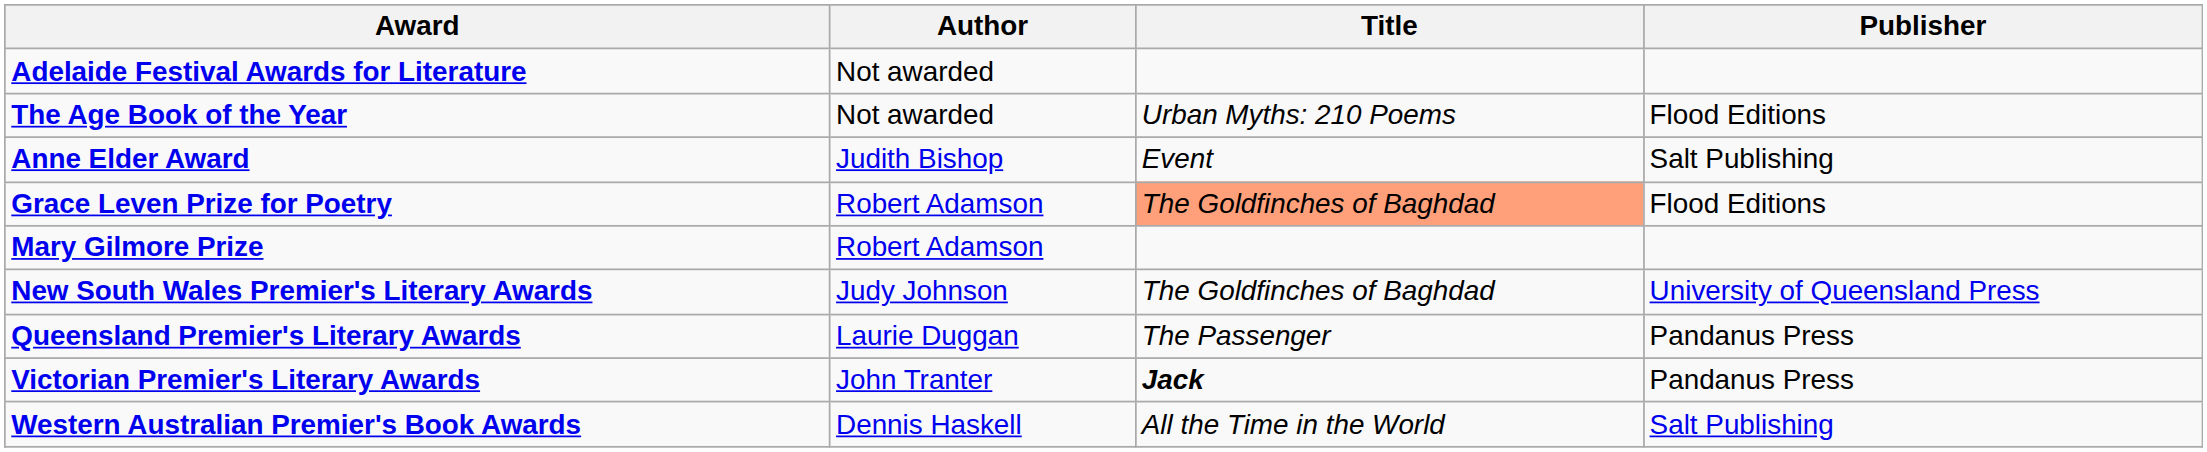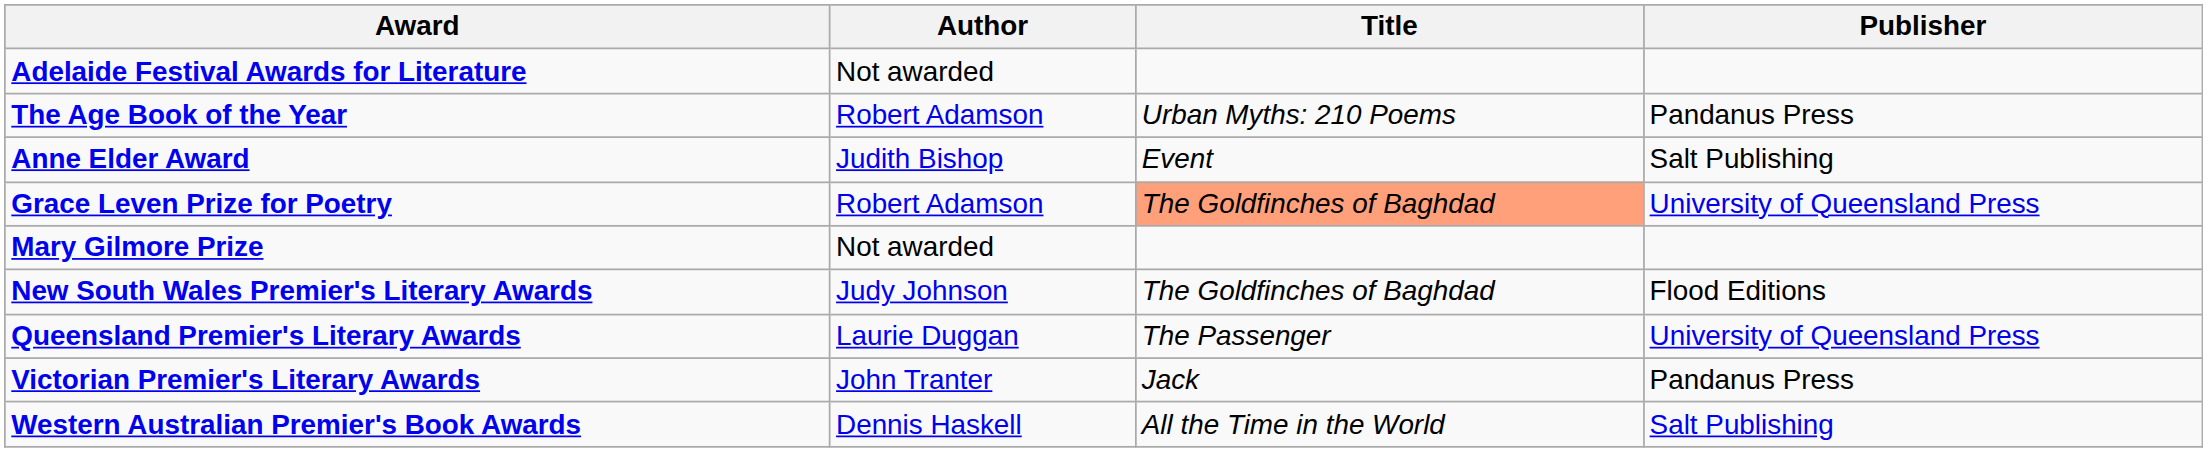(915, 114) Not awarded -> (940, 114) Robert Adamson
(1738, 114) Flood Editions -> (1752, 114) Pandanus Press
(1738, 203) Flood Editions -> (1845, 203) University of Queensland Press
(940, 247) Robert Adamson -> (915, 247) Not awarded
(1845, 291) University of Queensland Press -> (1738, 291) Flood Editions
(1752, 335) Pandanus Press -> (1845, 335) University of Queensland Press
(1173, 379) bold -> (1170, 379) normal
